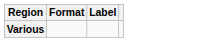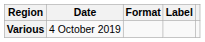+ column: (85, 12)
